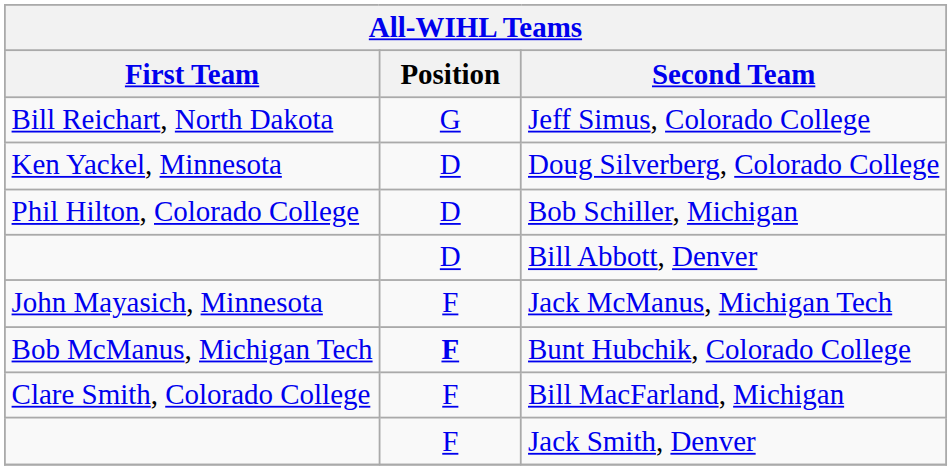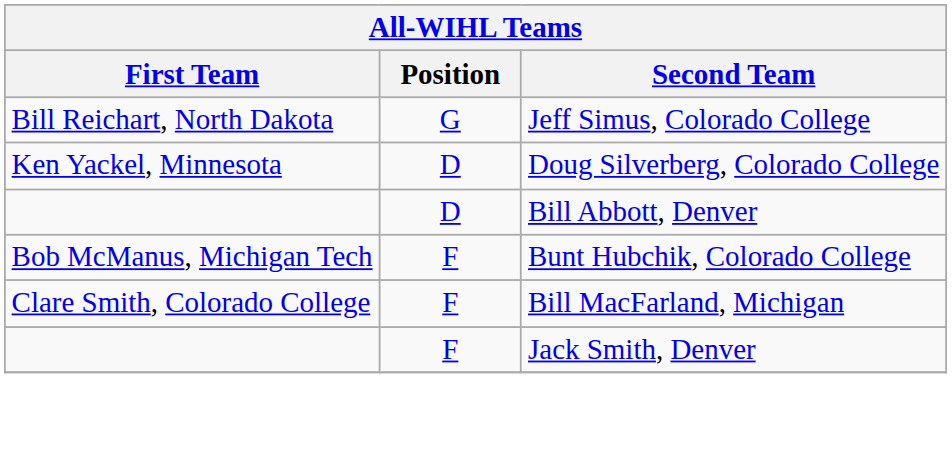- row: (663, 211)
- row: (710, 303)
(450, 348) bold -> (450, 257) normal
